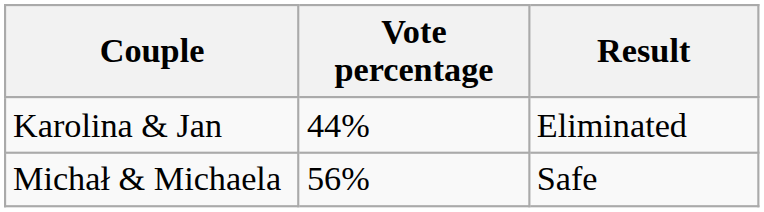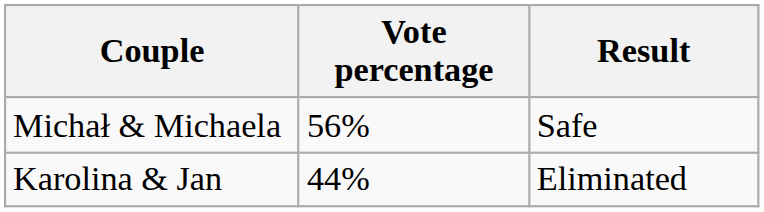rows swapped: (118, 124) <-> (147, 178)
